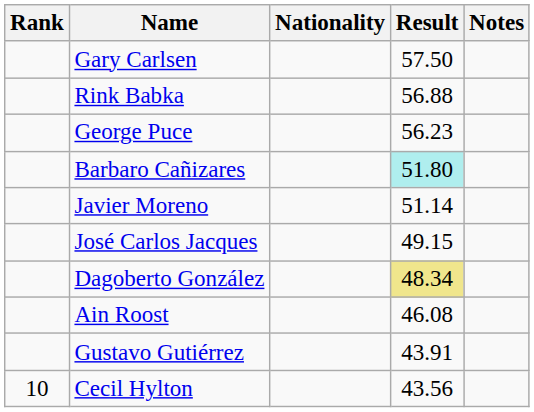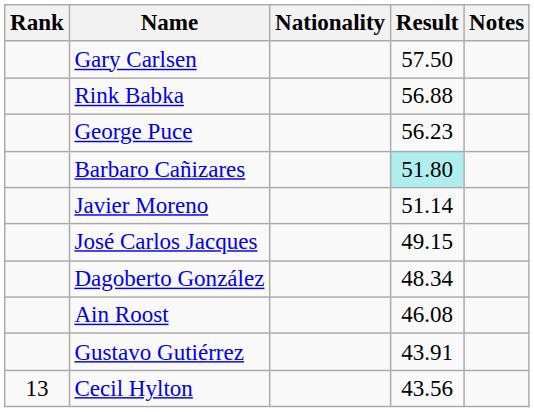(427, 278) khaki background -> (427, 278) no background
(37, 388) 10 -> (37, 388) 13
